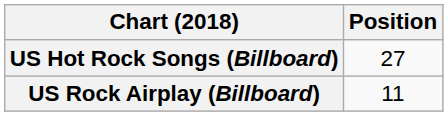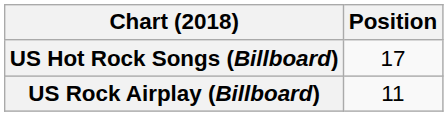(393, 57) 27 -> (393, 57) 17
